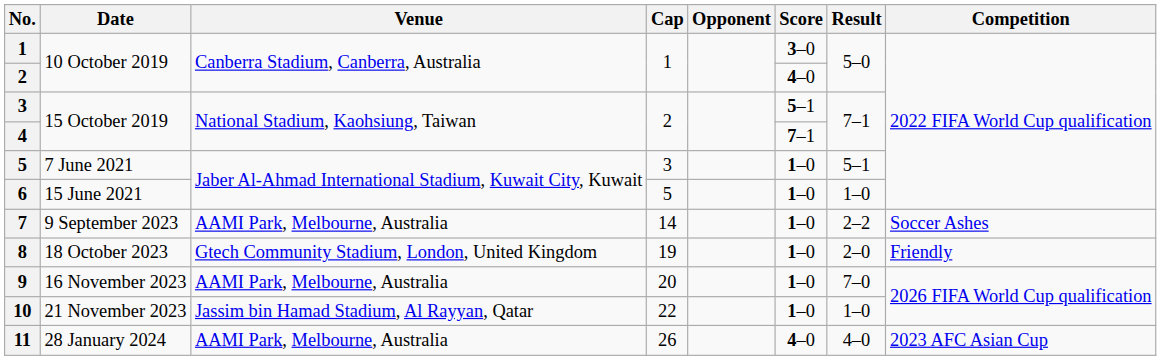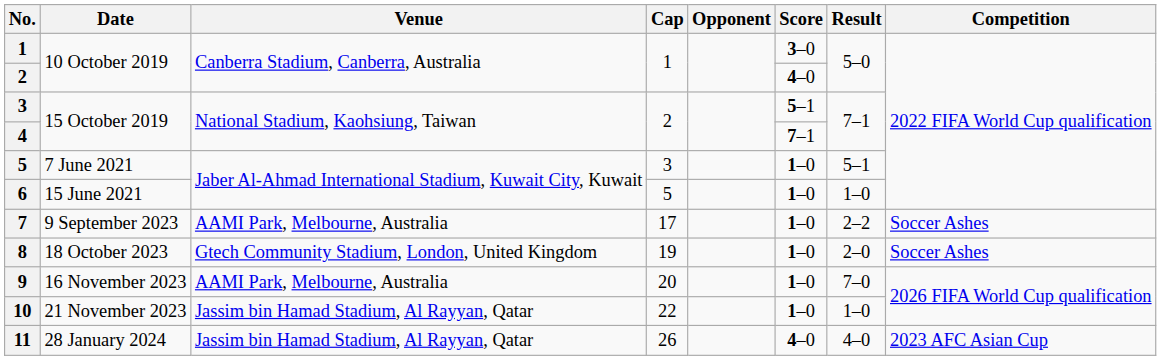(667, 223) 14 -> (667, 223) 17
(921, 252) Friendly -> (939, 252) Soccer Ashes
(321, 340) AAMI Park, Melbourne, Australia -> (364, 340) Jassim bin Hamad Stadium, Al Rayyan, Qatar
